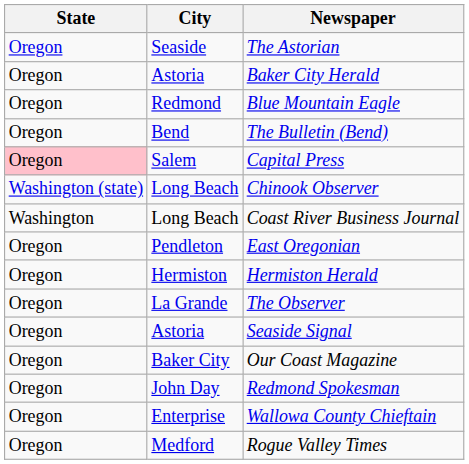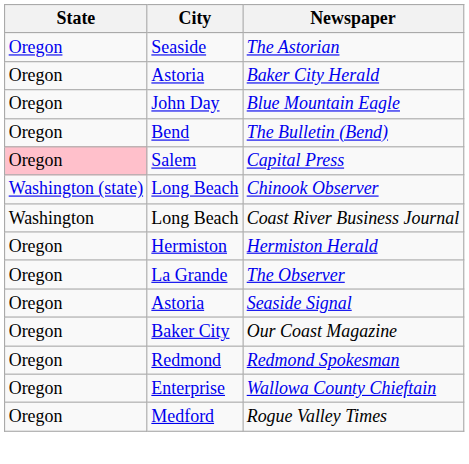(186, 103) Redmond -> (185, 103) John Day
- row: (303, 246)
(185, 388) John Day -> (186, 359) Redmond
